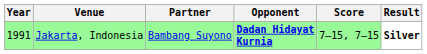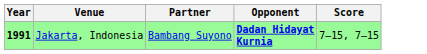- column: (402, 12)
(19, 35) normal -> (19, 35) bold
